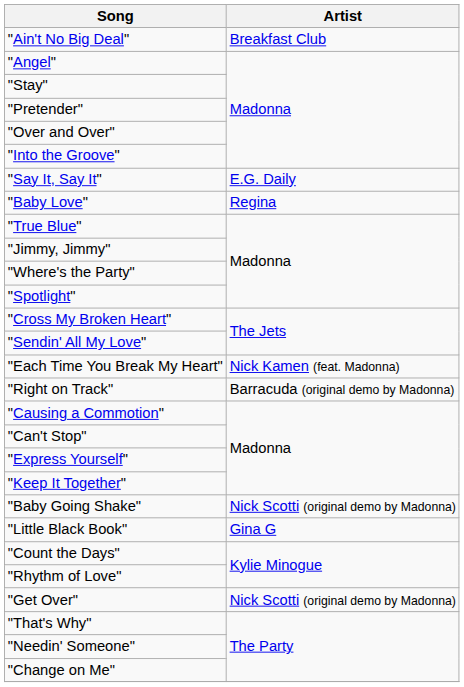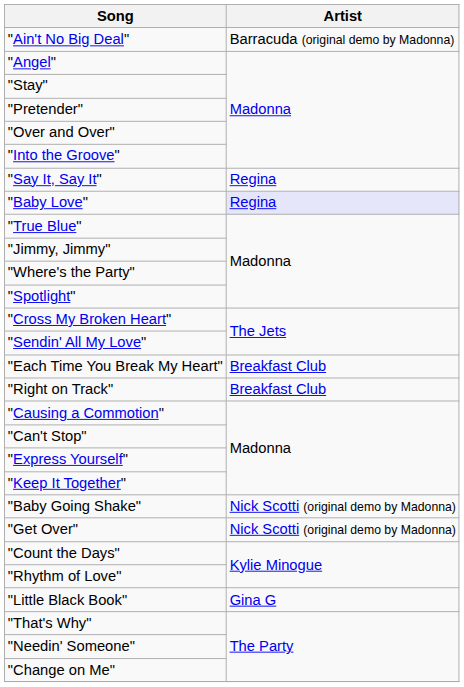(278, 39) Breakfast Club -> (342, 39) Barracuda (original demo by Madonna)
(263, 179) E.G. Daily -> (253, 179) Regina
(253, 202) no background -> (253, 202) lavender background
(315, 366) Nick Kamen (feat. Madonna) -> (278, 366) Breakfast Club
(342, 389) Barracuda (original demo by Madonna) -> (278, 389) Breakfast Club
rows swapped: (43, 599) <-> (67, 529)
